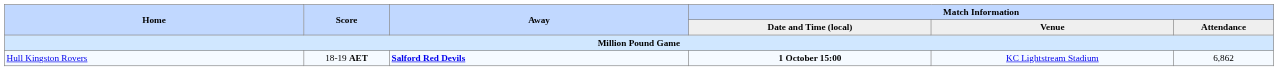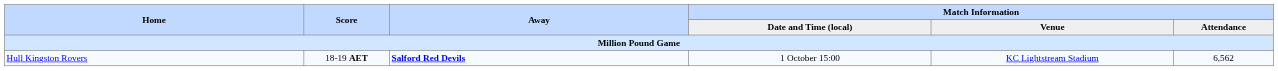(810, 58) bold -> (810, 58) normal
(1224, 58) 6,862 -> (1224, 58) 6,562
